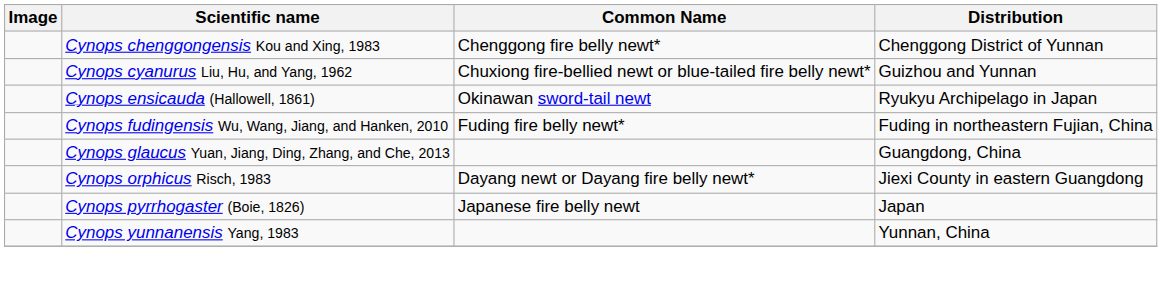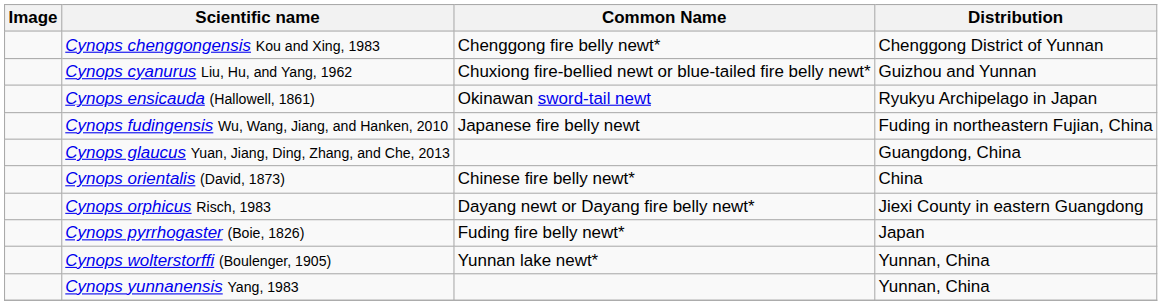(541, 125) Fuding fire belly newt* -> (549, 125) Japanese fire belly newt
+ row: (175, 179)
(549, 206) Japanese fire belly newt -> (541, 233) Fuding fire belly newt*
+ row: (198, 260)
